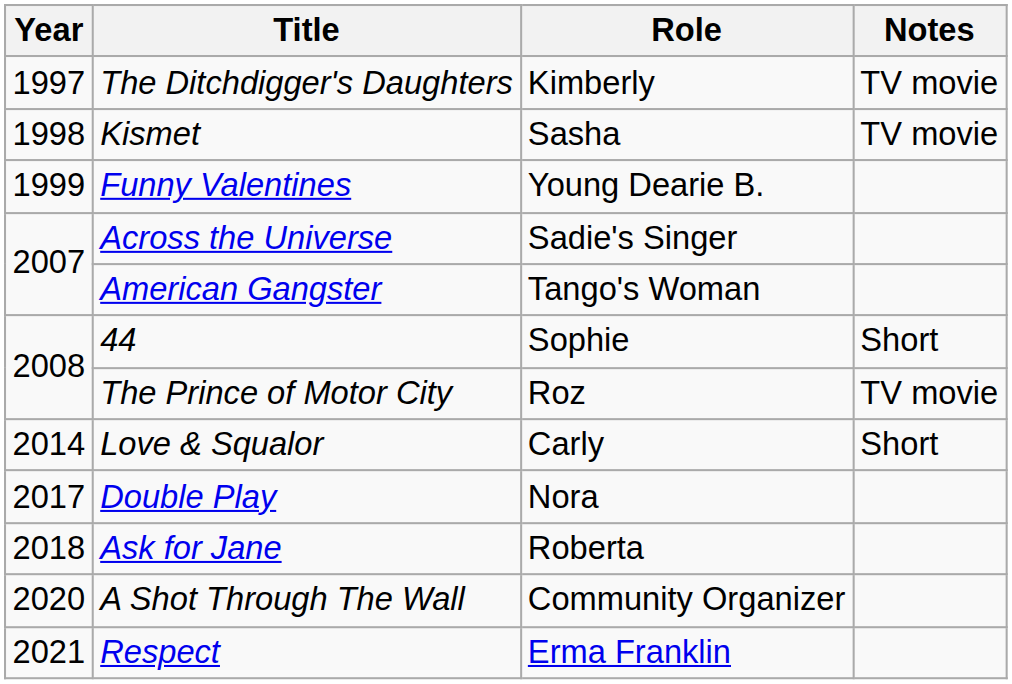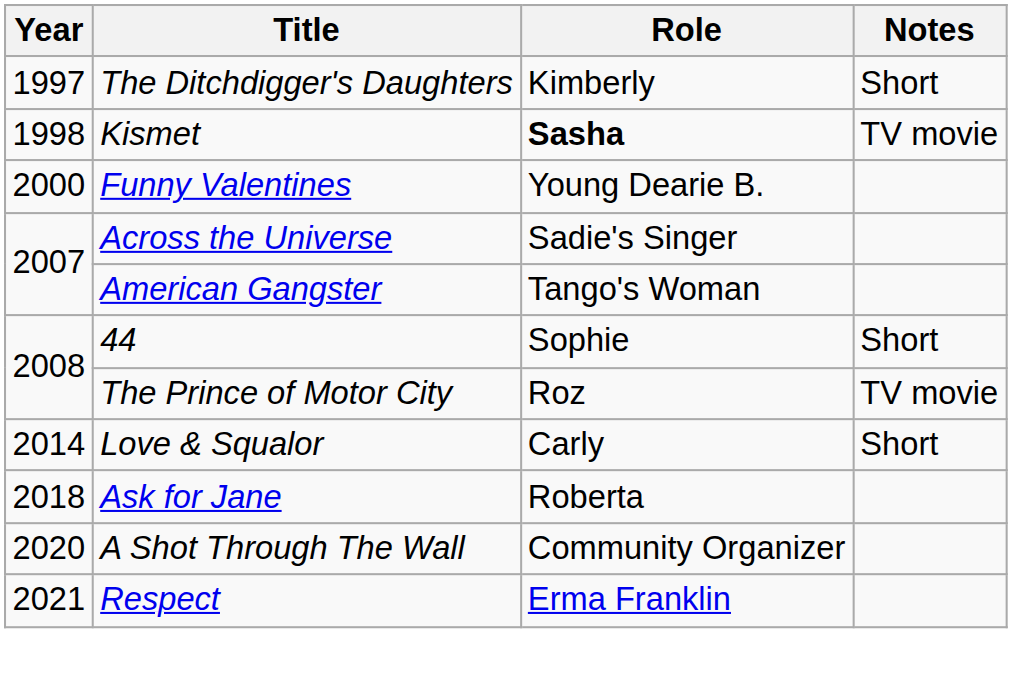(929, 82) TV movie -> (899, 82) Short
(574, 133) normal -> (576, 133) bold
(49, 185) 1999 -> (49, 185) 2000
- row: (188, 496)
